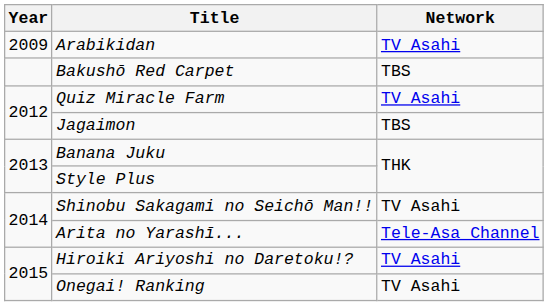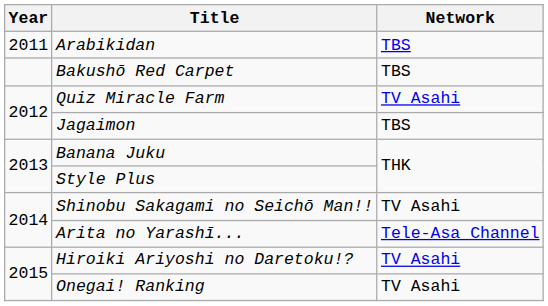(28, 45) 2009 -> (28, 45) 2011
(421, 45) TV Asahi -> (396, 45) TBS
